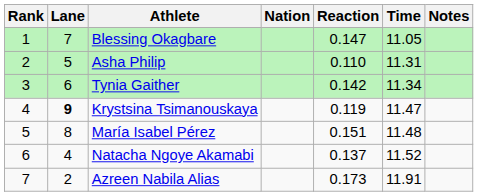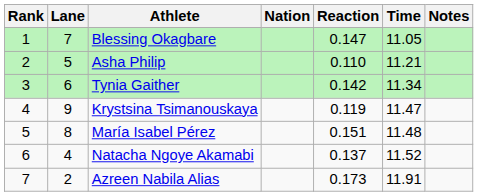(404, 62) 11.31 -> (404, 62) 11.21
(68, 109) bold -> (68, 109) normal
